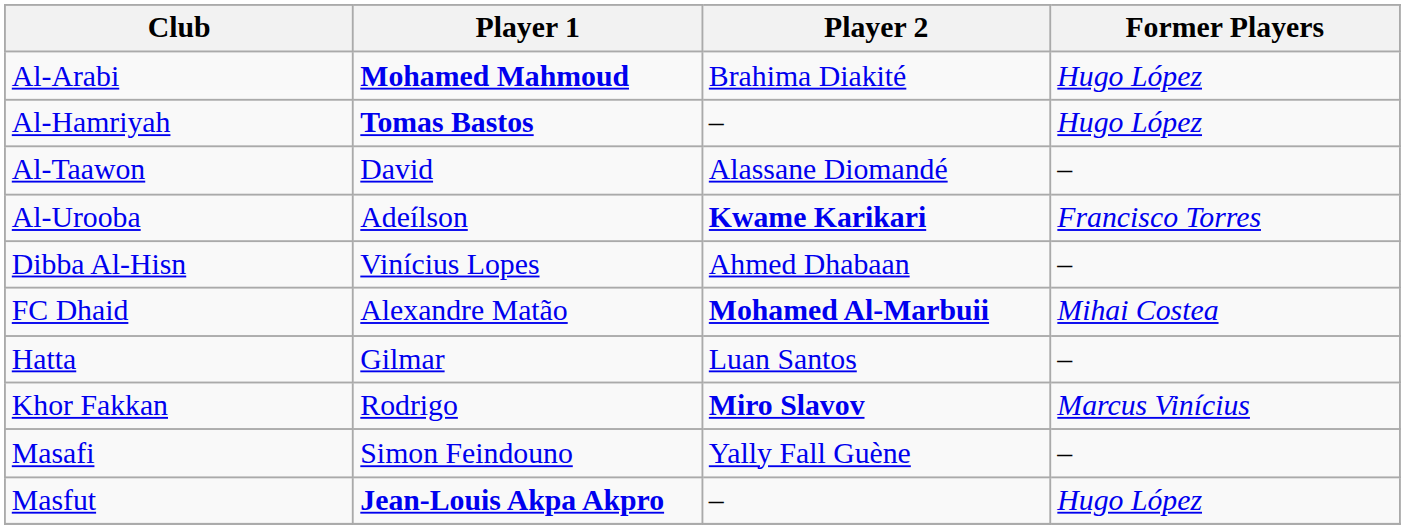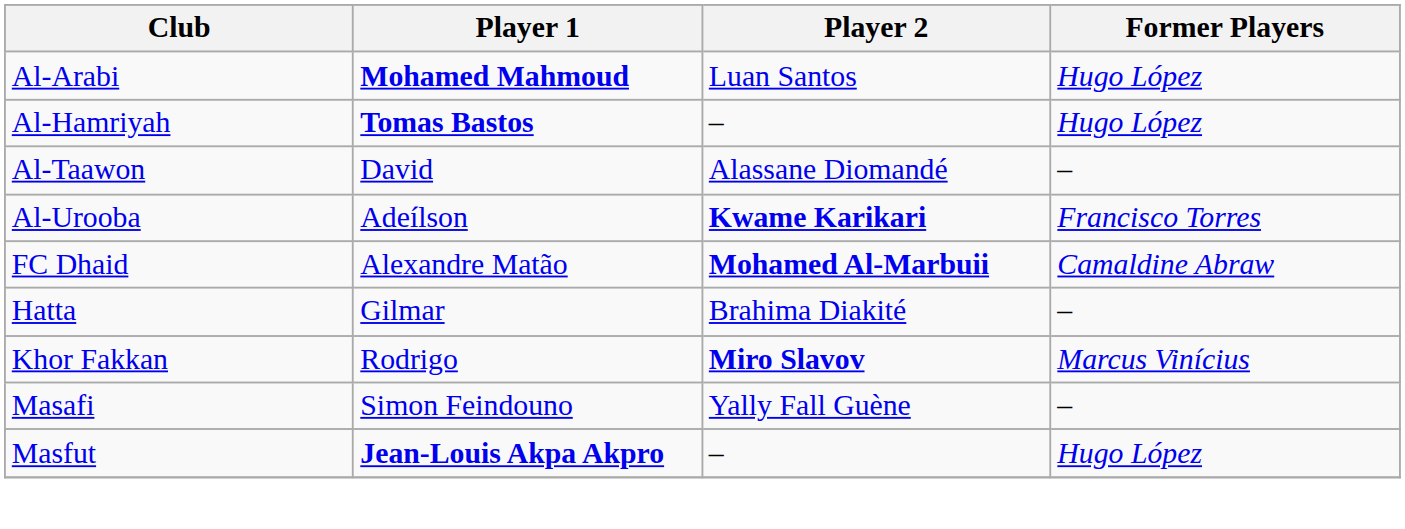(808, 75) Brahima Diakité -> (783, 75) Luan Santos
- row: (99, 264)
(1138, 311) Mihai Costea -> (1166, 264) Camaldine Abraw
(783, 358) Luan Santos -> (808, 311) Brahima Diakité
